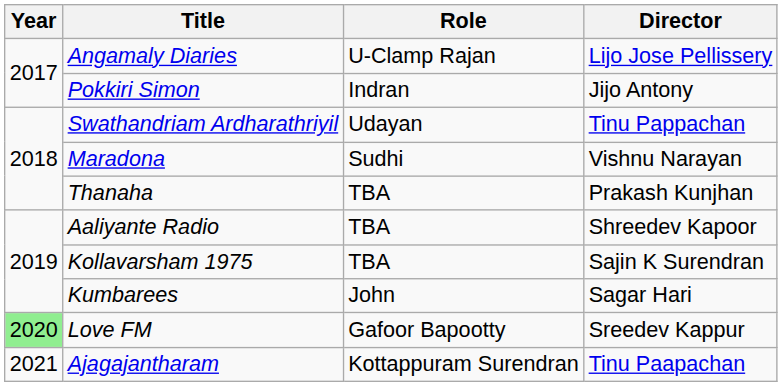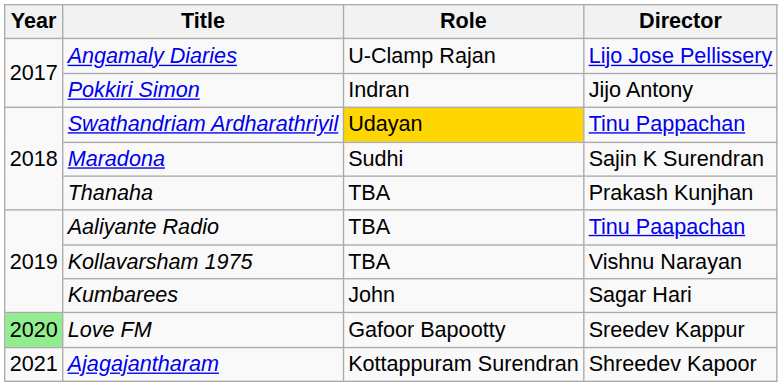(385, 124) no background -> (385, 124) gold background
(665, 158) Vishnu Narayan -> (676, 158) Sajin K Surendran
(673, 227) Shreedev Kapoor -> (667, 227) Tinu Paapachan
(676, 261) Sajin K Surendran -> (665, 261) Vishnu Narayan
(667, 364) Tinu Paapachan -> (673, 364) Shreedev Kapoor
